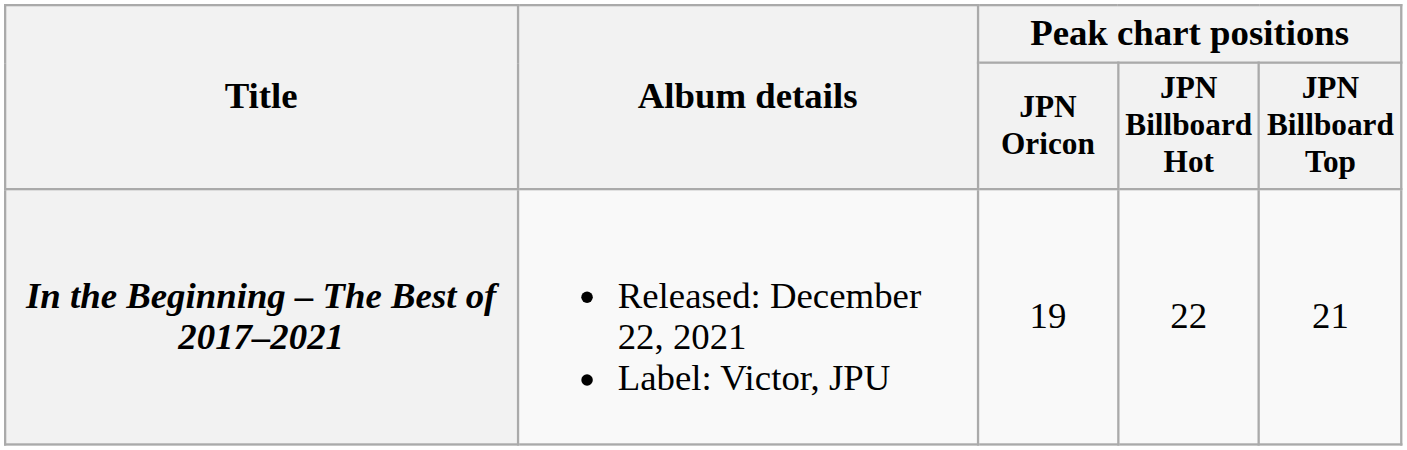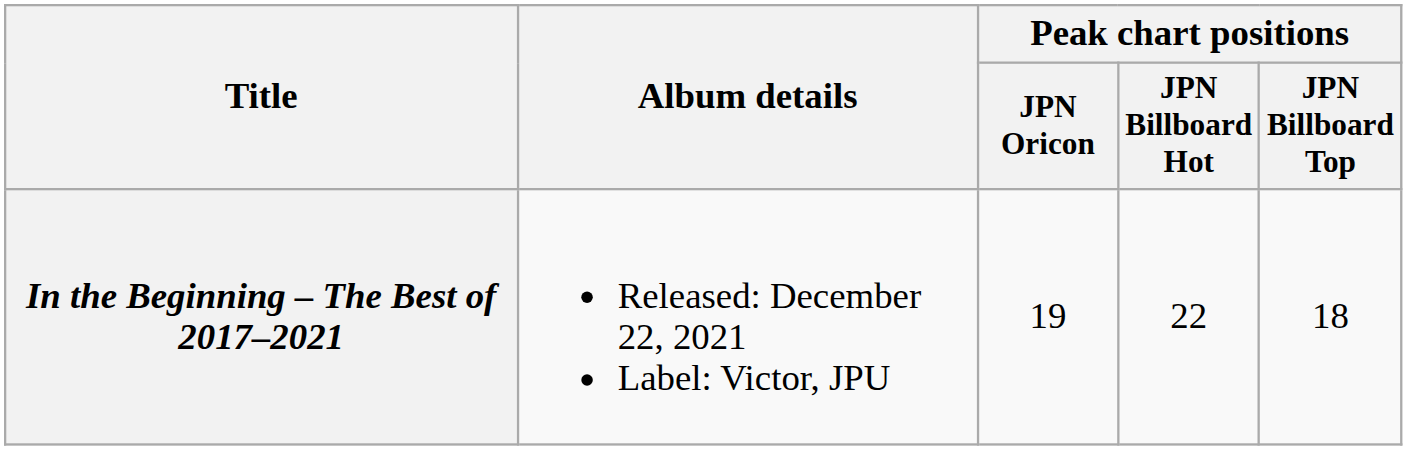(1330, 316) 21 -> (1330, 316) 18
